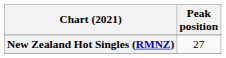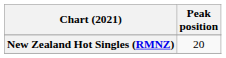(199, 44) 27 -> (199, 44) 20
